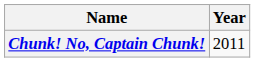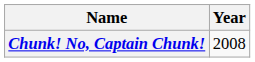(229, 43) 2011 -> (229, 43) 2008
